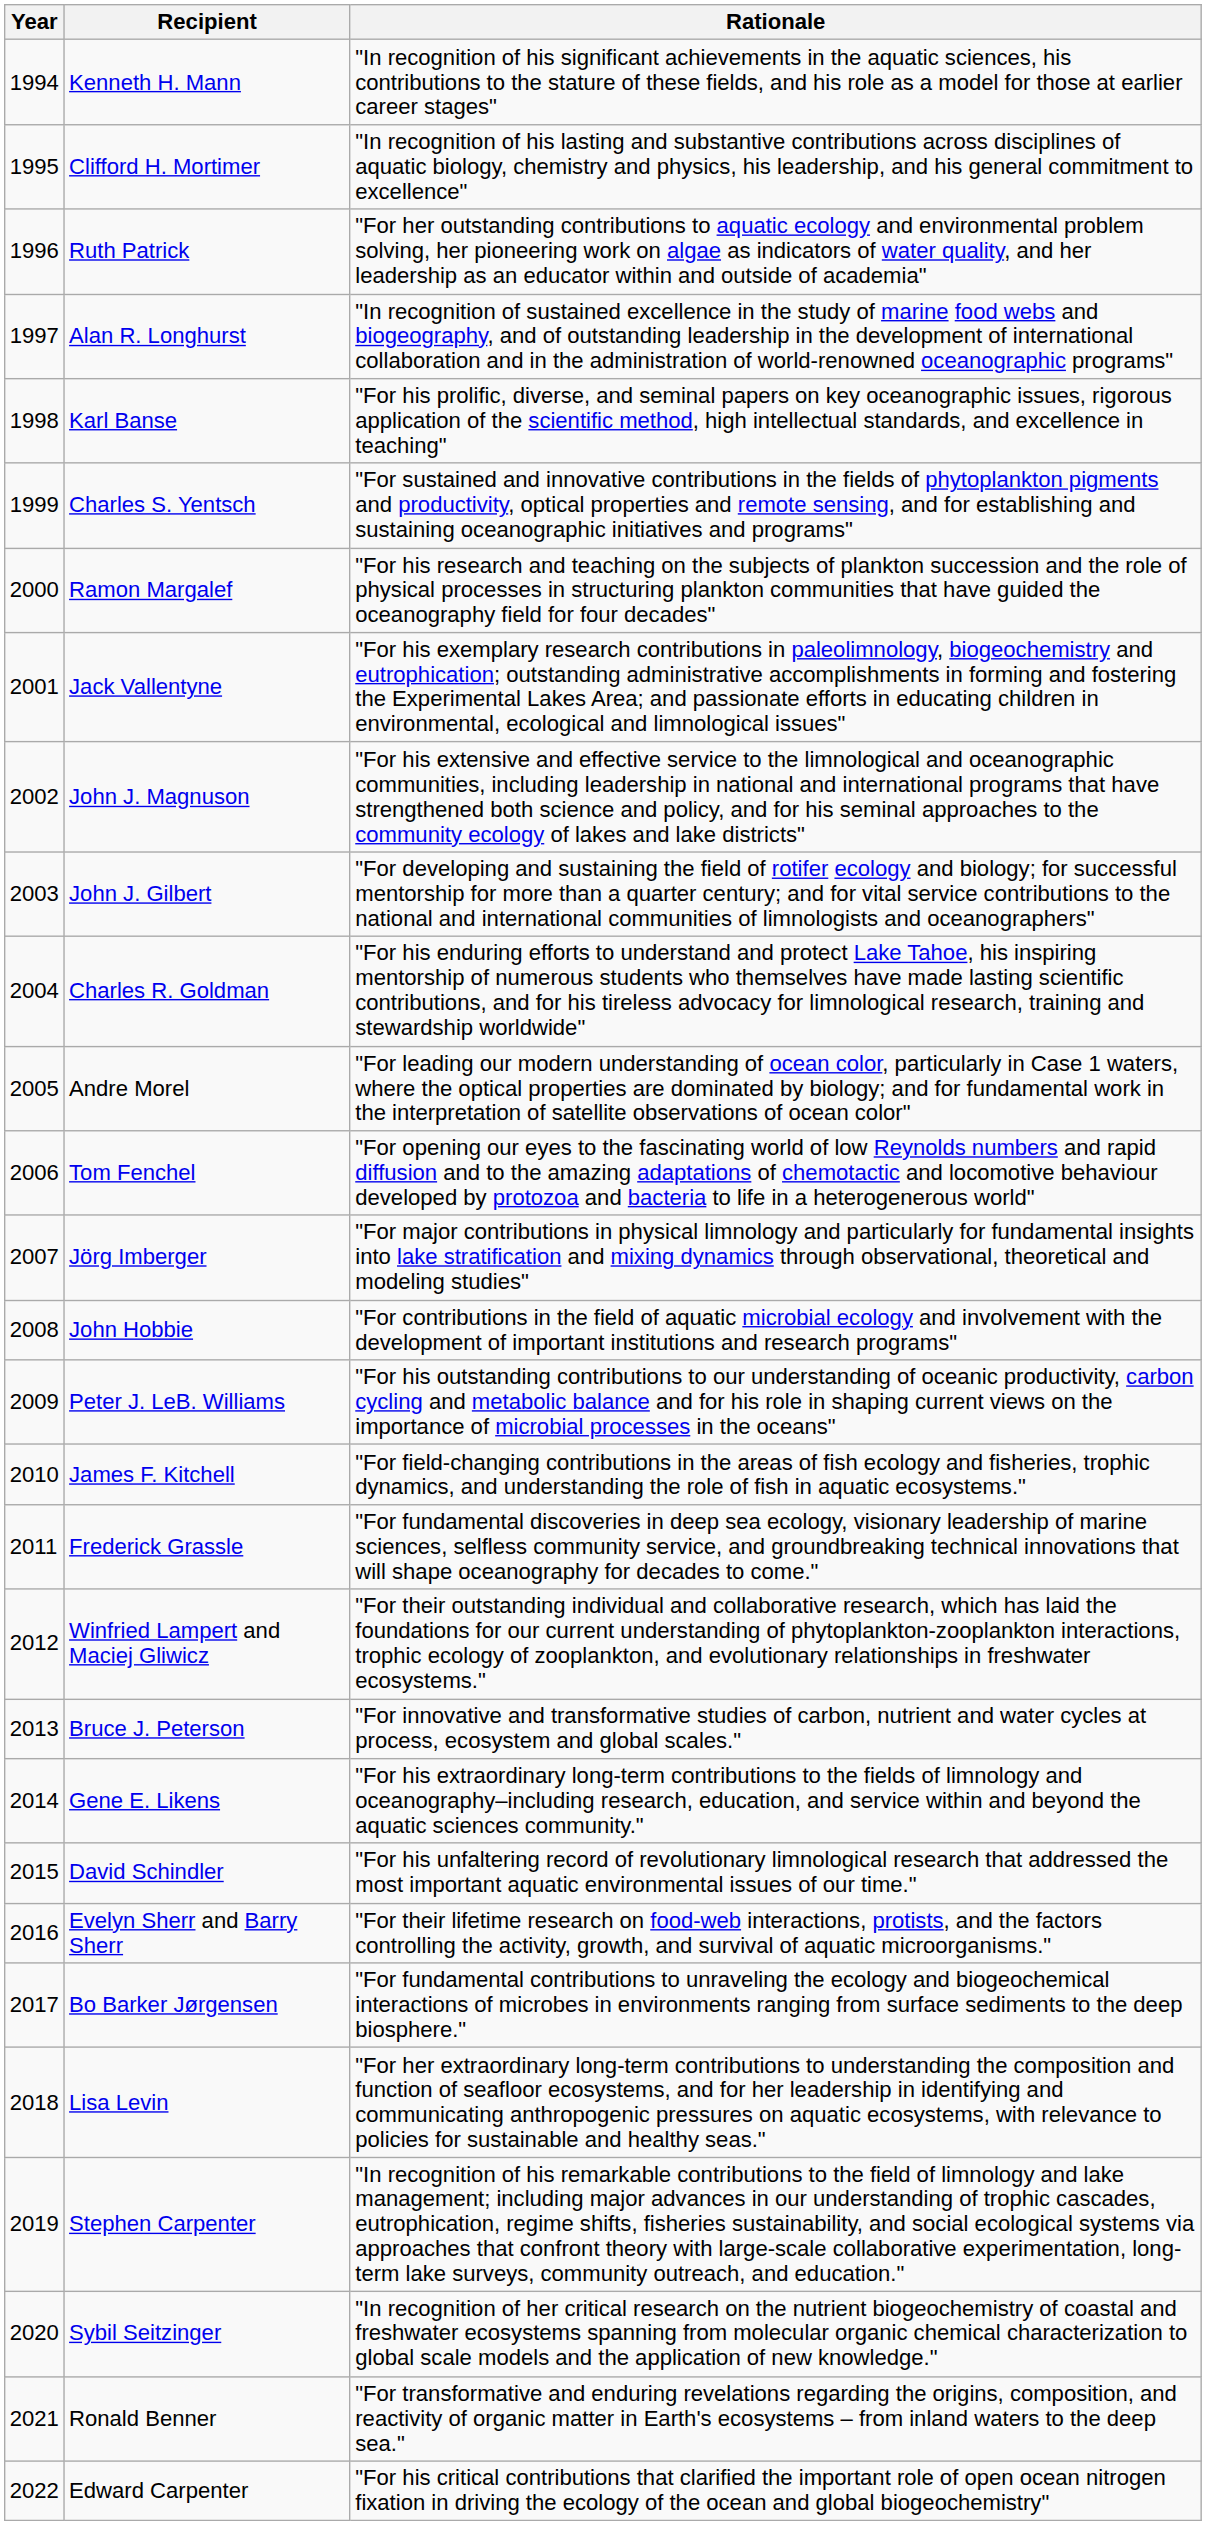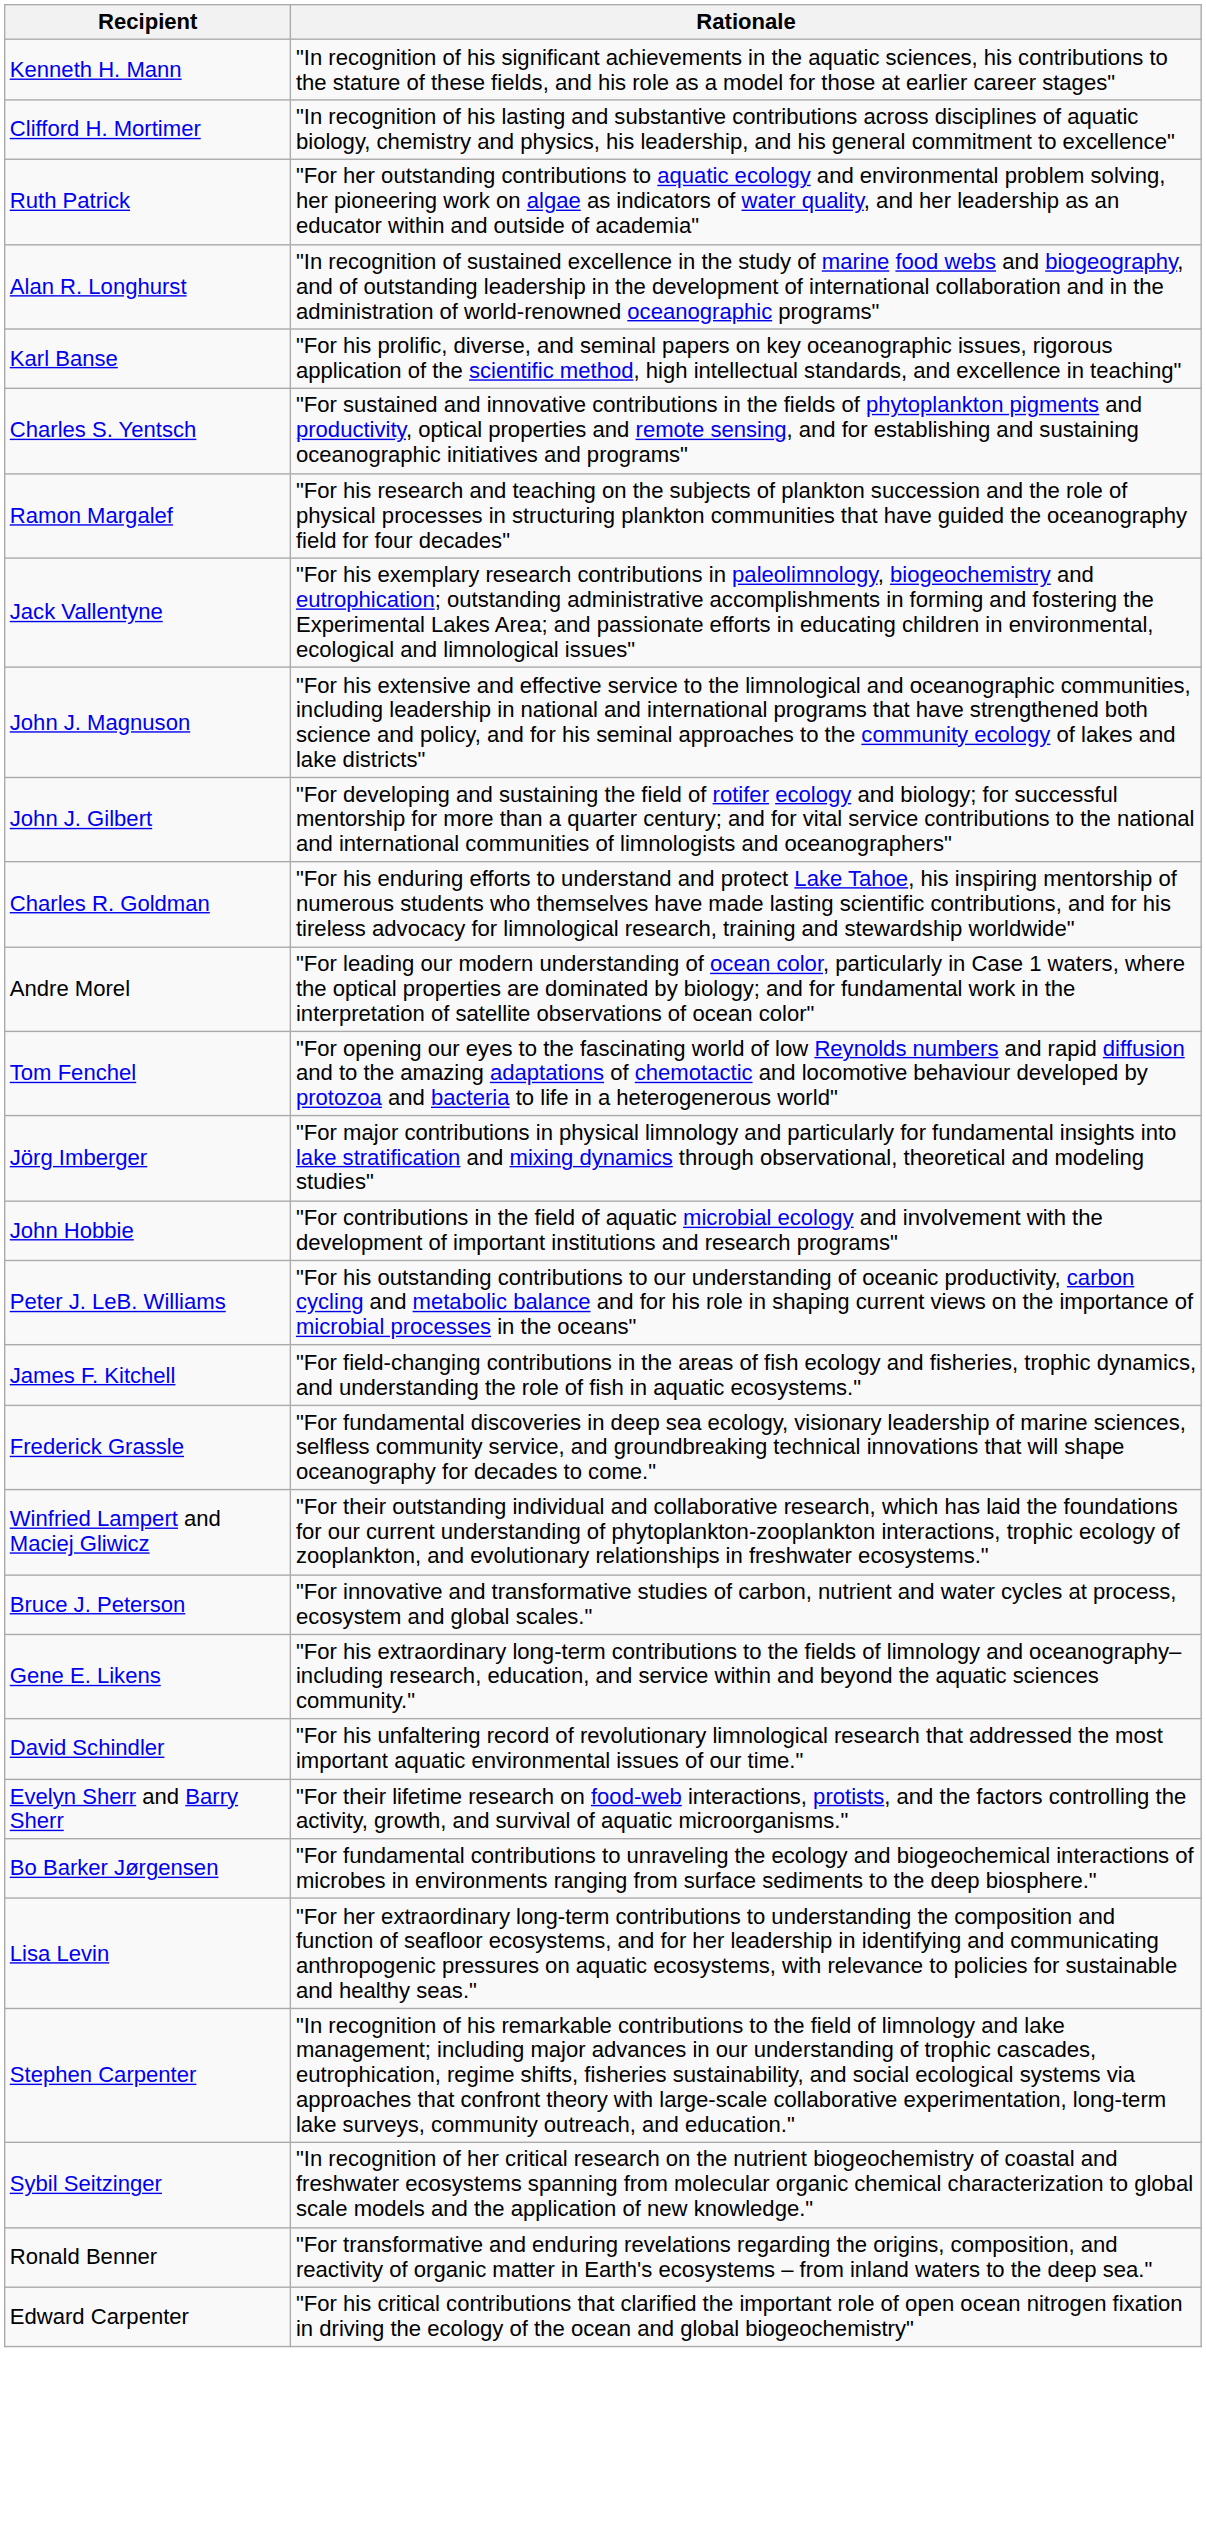- column: (34, 22)
